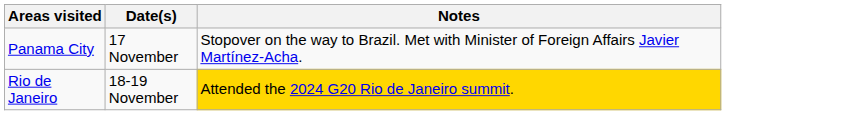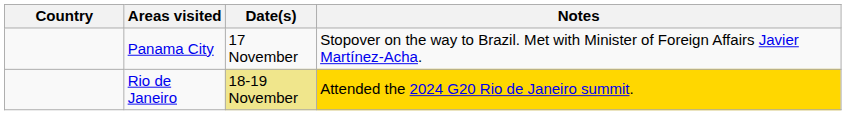+ column: (64, 16)
(144, 89) no background -> (263, 89) khaki background
